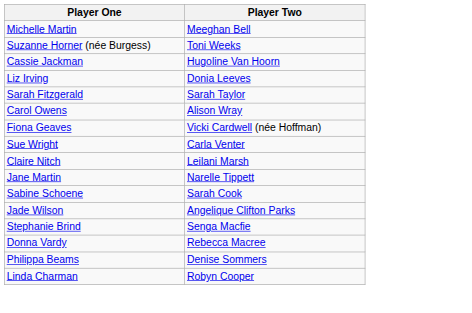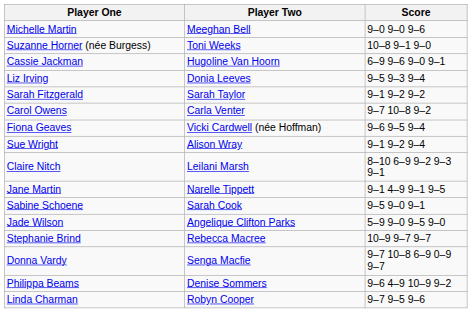+ column: (416, 12)
(215, 111) Alison Wray -> (216, 111) Carla Venter
(216, 144) Carla Venter -> (215, 144) Alison Wray
(219, 227) Senga Macfie -> (226, 238) Rebecca Macree
(226, 243) Rebecca Macree -> (219, 261) Senga Macfie
